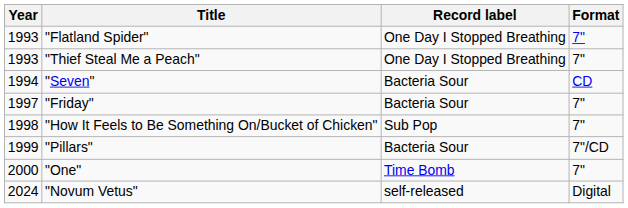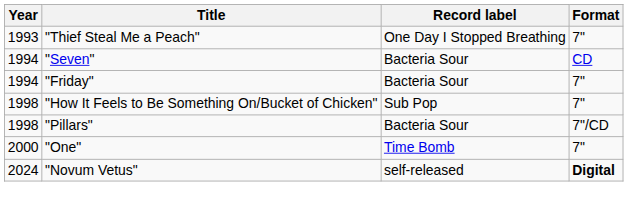- row: (97, 37)
(23, 103) 1997 -> (23, 81) 1994
(23, 147) 1999 -> (23, 125) 1998
(592, 192) normal -> (593, 170) bold
